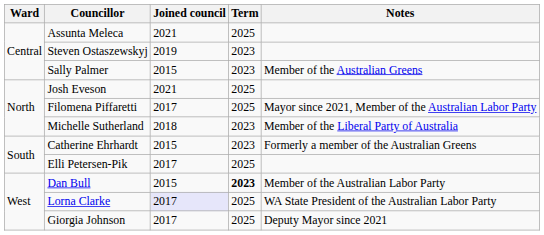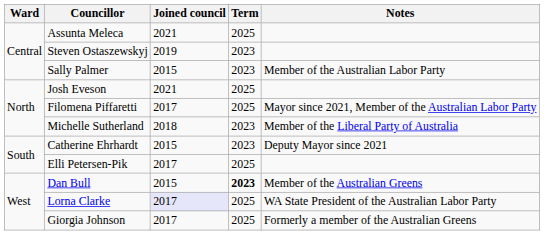(343, 70) Member of the Australian Greens -> (355, 70) Member of the Australian Labor Party
(370, 145) Formerly a member of the Australian Greens -> (326, 145) Deputy Mayor since 2021
(355, 182) Member of the Australian Labor Party -> (343, 182) Member of the Australian Greens
(326, 220) Deputy Mayor since 2021 -> (370, 220) Formerly a member of the Australian Greens
